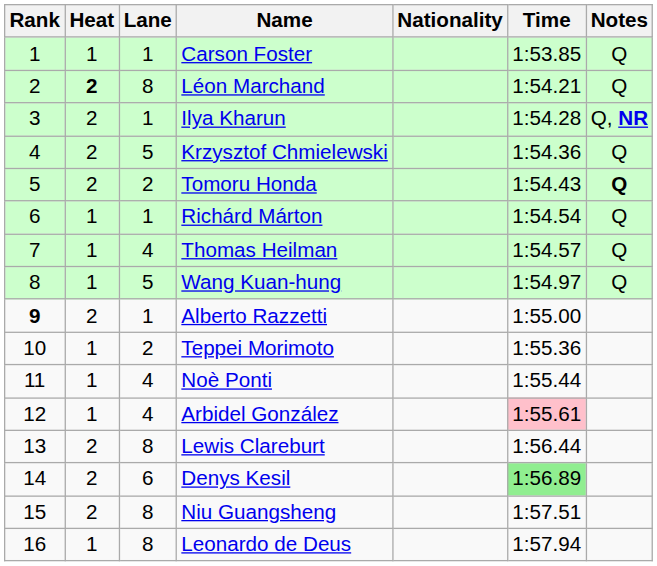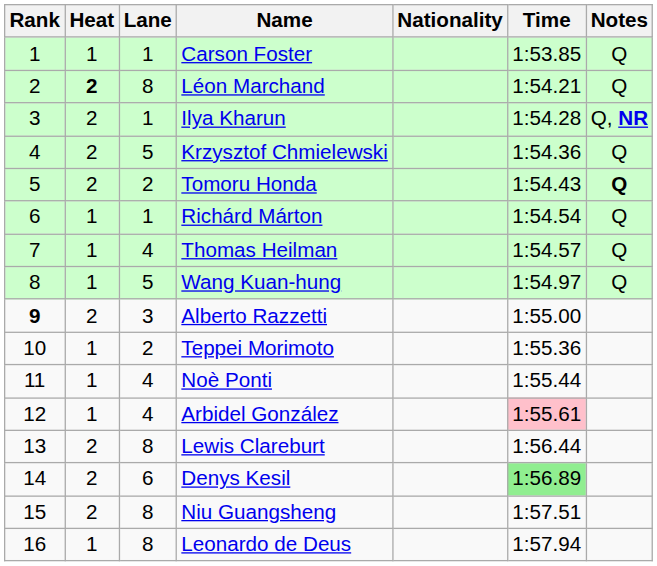(148, 315) 1 -> (148, 315) 3
